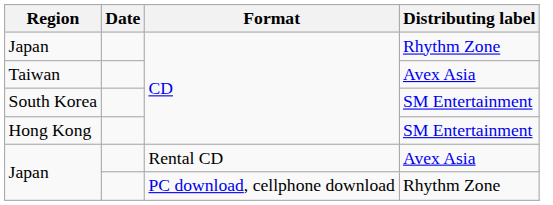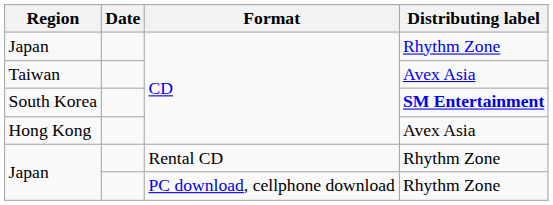(468, 102) normal -> (474, 102) bold
(468, 130) SM Entertainment -> (439, 130) Avex Asia
(439, 158) Avex Asia -> (452, 158) Rhythm Zone
